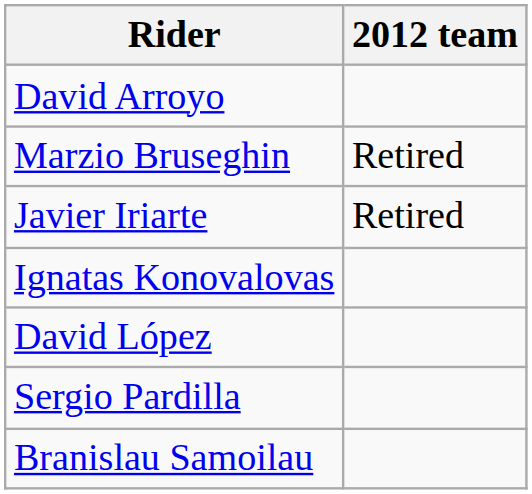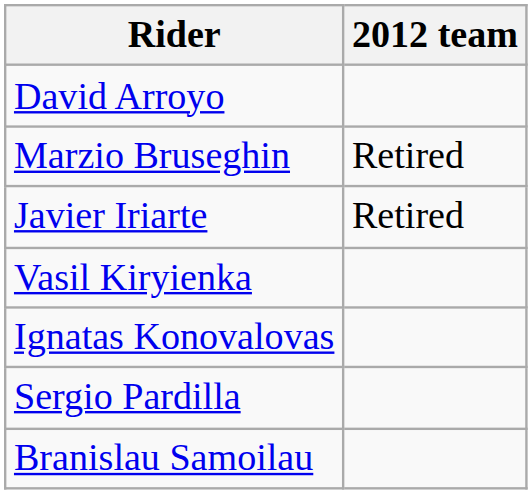+ row: (133, 276)
- row: (113, 336)
